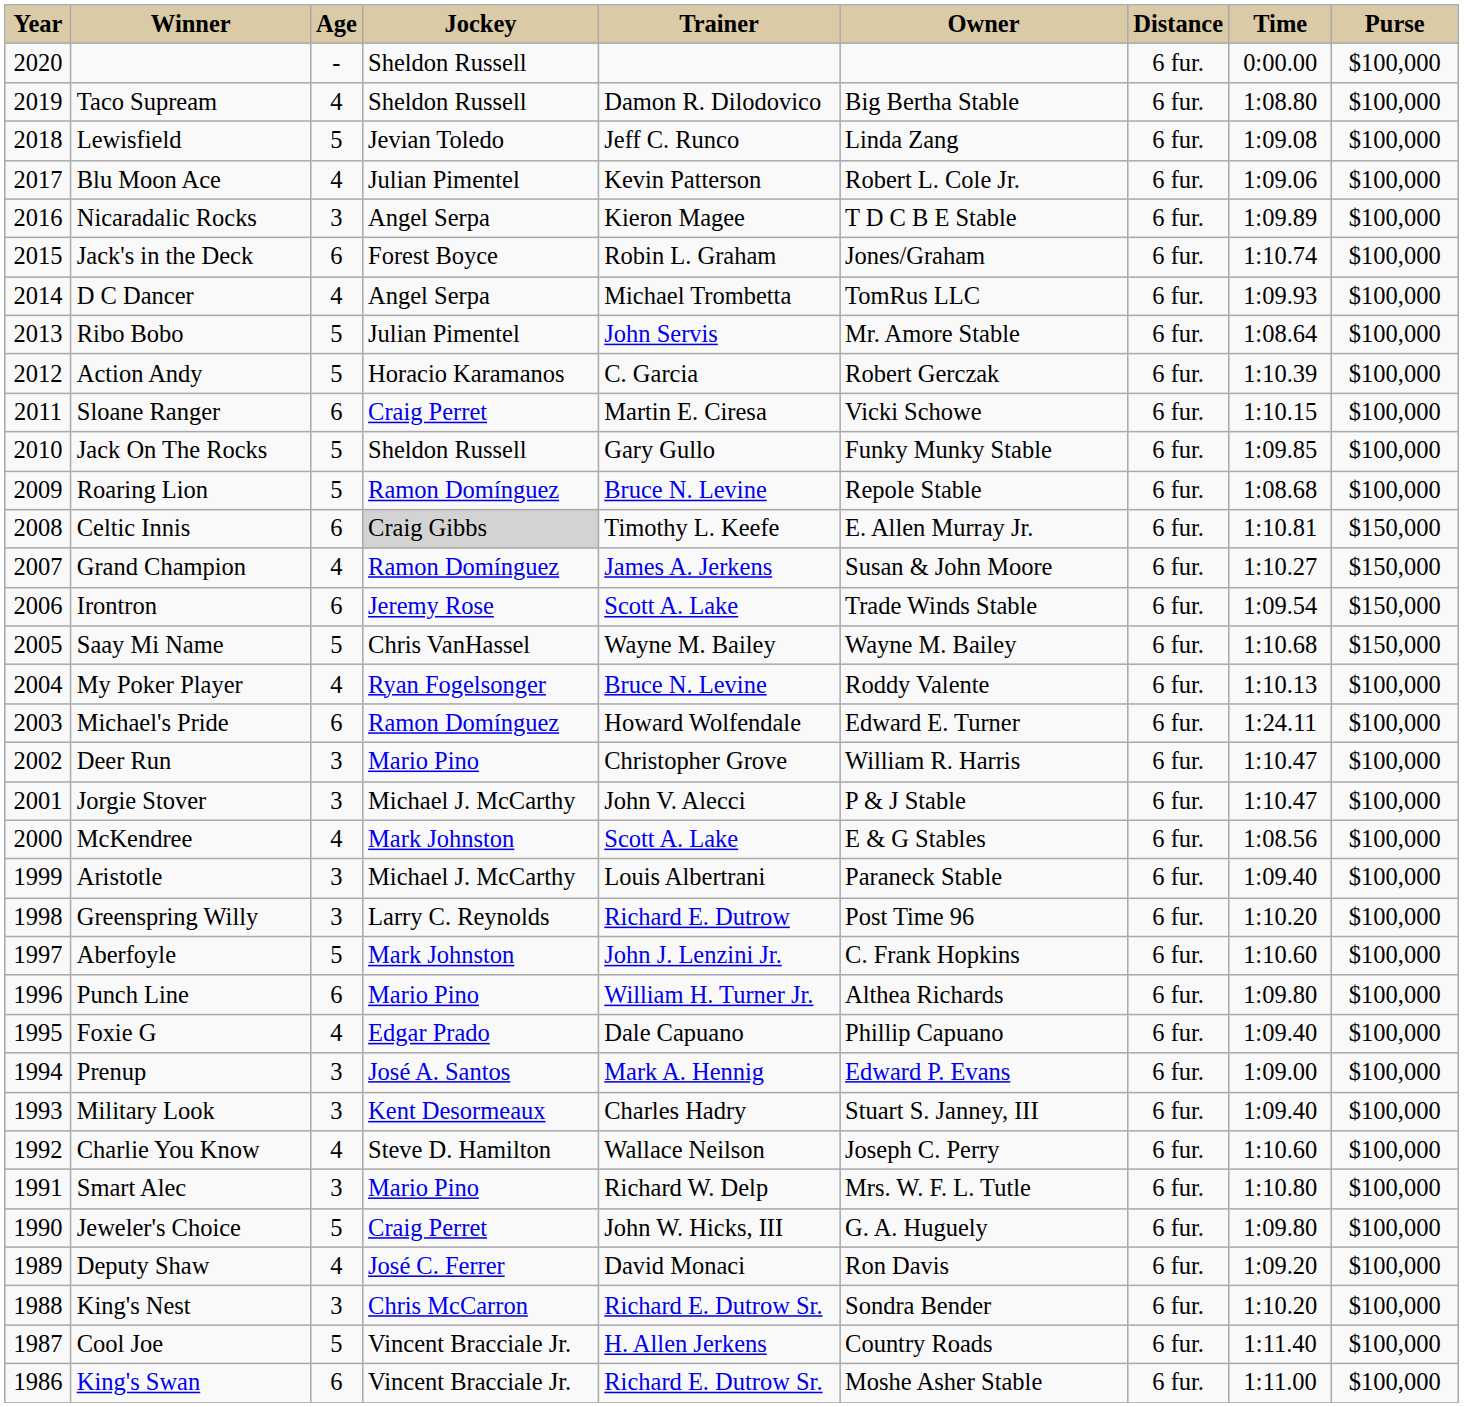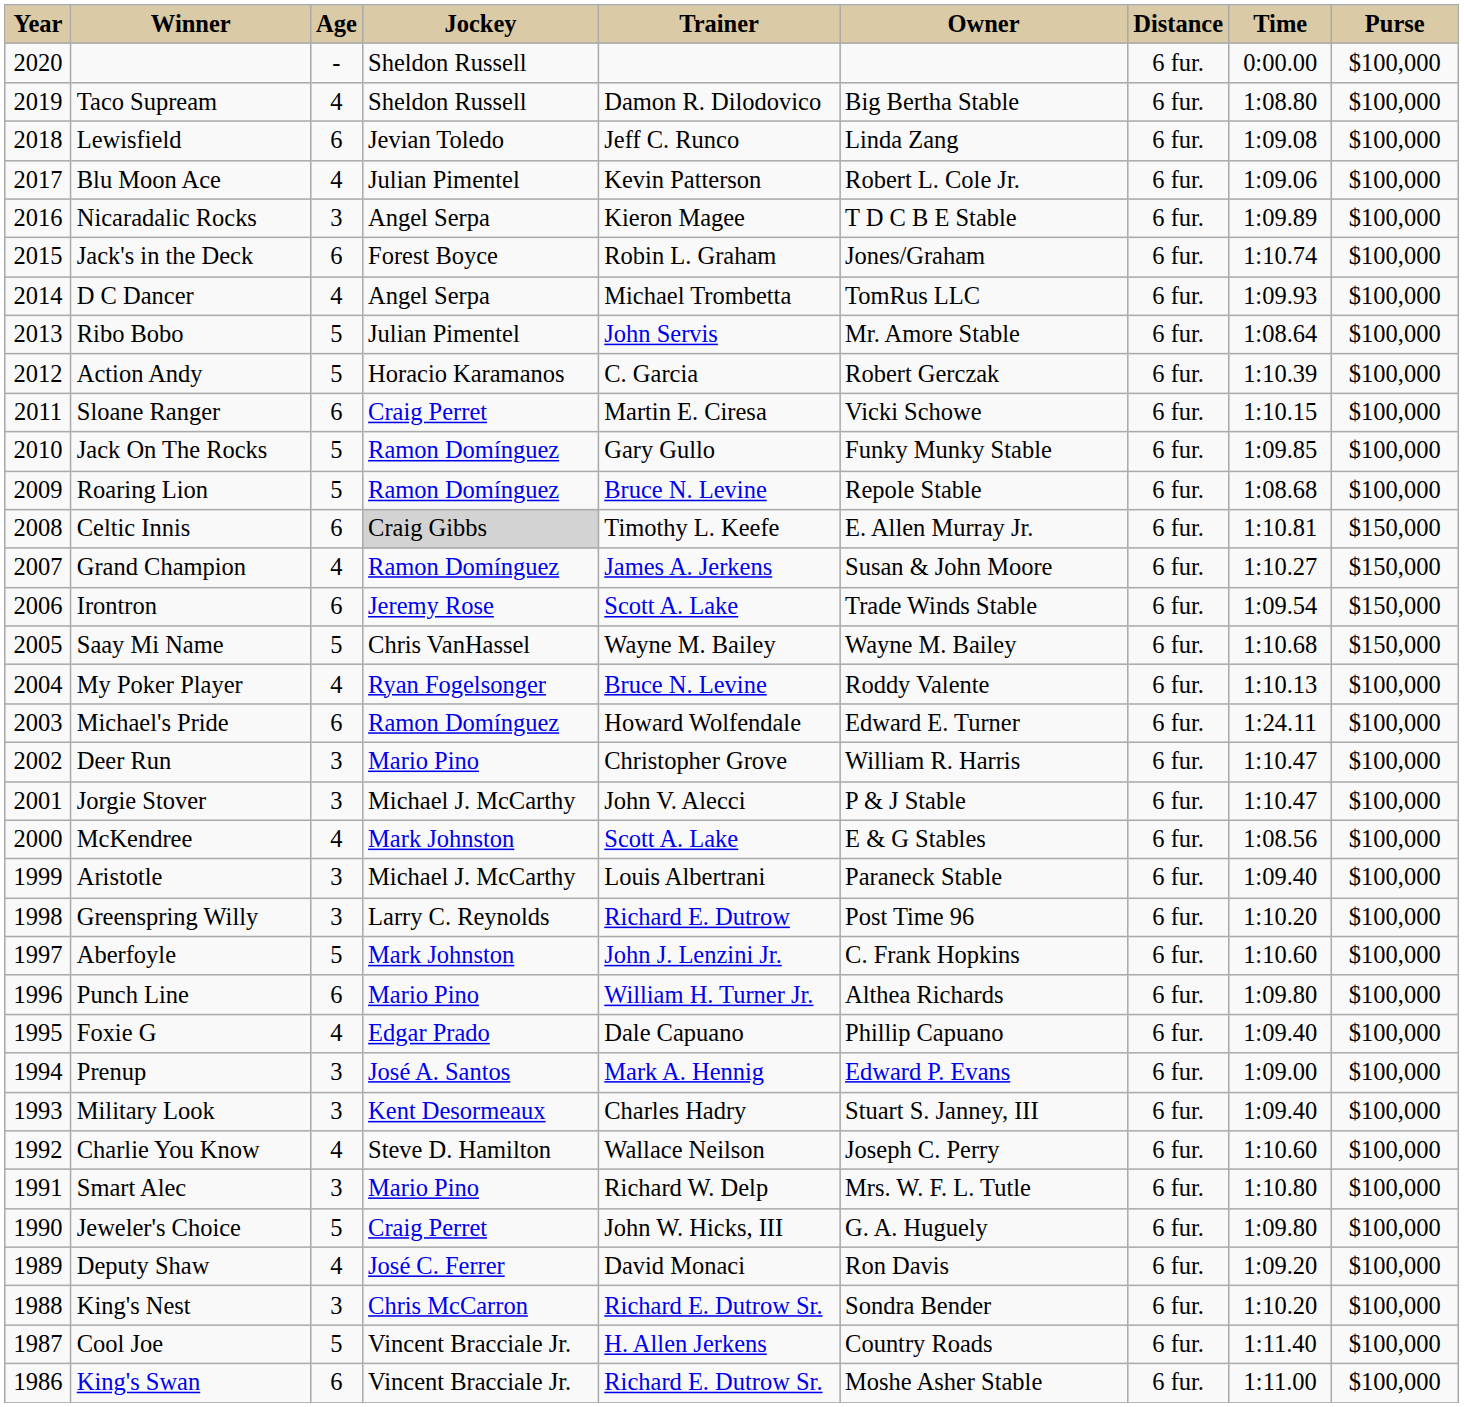(336, 140) 5 -> (336, 140) 6
(447, 450) Sheldon Russell -> (464, 450) Ramon Domínguez
